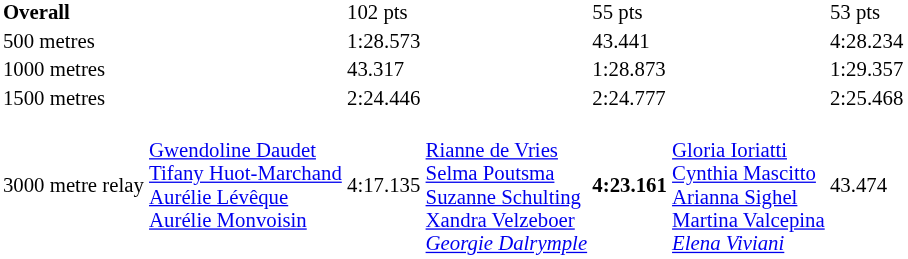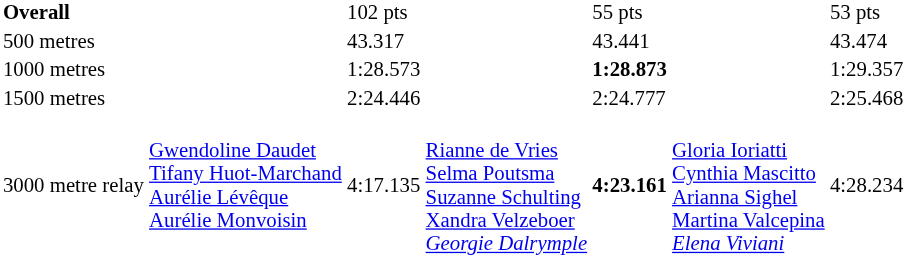(384, 41) 1:28.573 -> (376, 41) 43.317
(867, 41) 4:28.234 -> (859, 41) 43.474
(376, 69) 43.317 -> (384, 69) 1:28.573
(629, 69) normal -> (630, 69) bold
(859, 185) 43.474 -> (867, 185) 4:28.234
